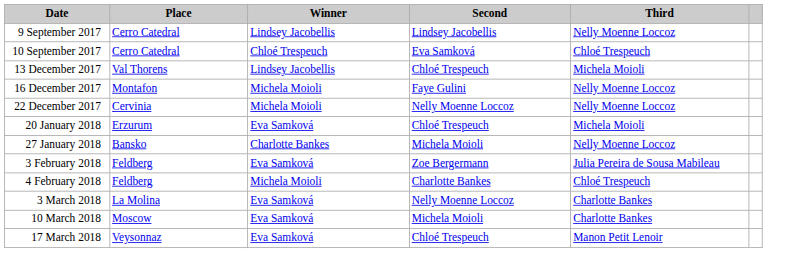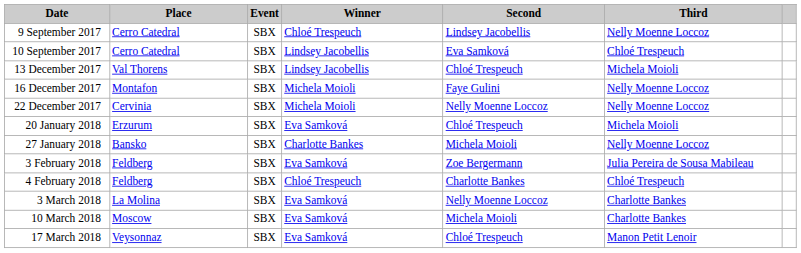+ column: (265, 13)
(293, 32) Lindsey Jacobellis -> (323, 32) Chloé Trespeuch
(289, 50) Chloé Trespeuch -> (327, 50) Lindsey Jacobellis
(286, 181) Michela Moioli -> (323, 181) Chloé Trespeuch
